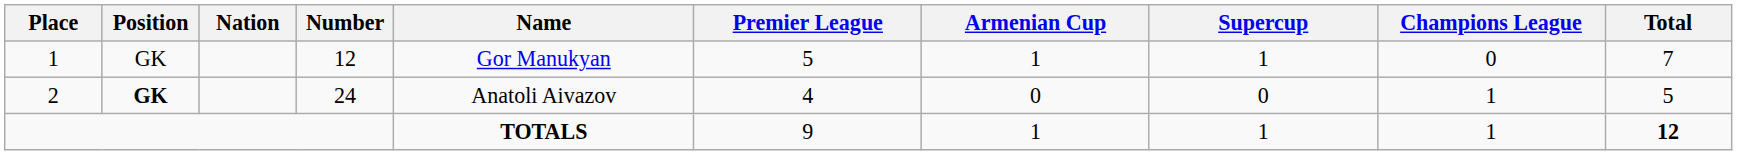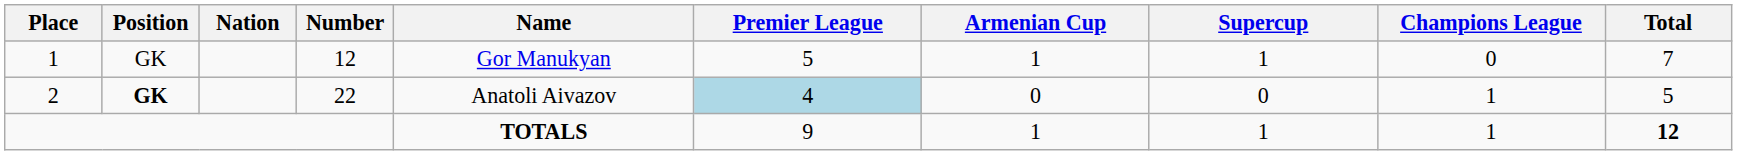(345, 95) 24 -> (345, 95) 22
(808, 95) no background -> (808, 95) lightblue background
